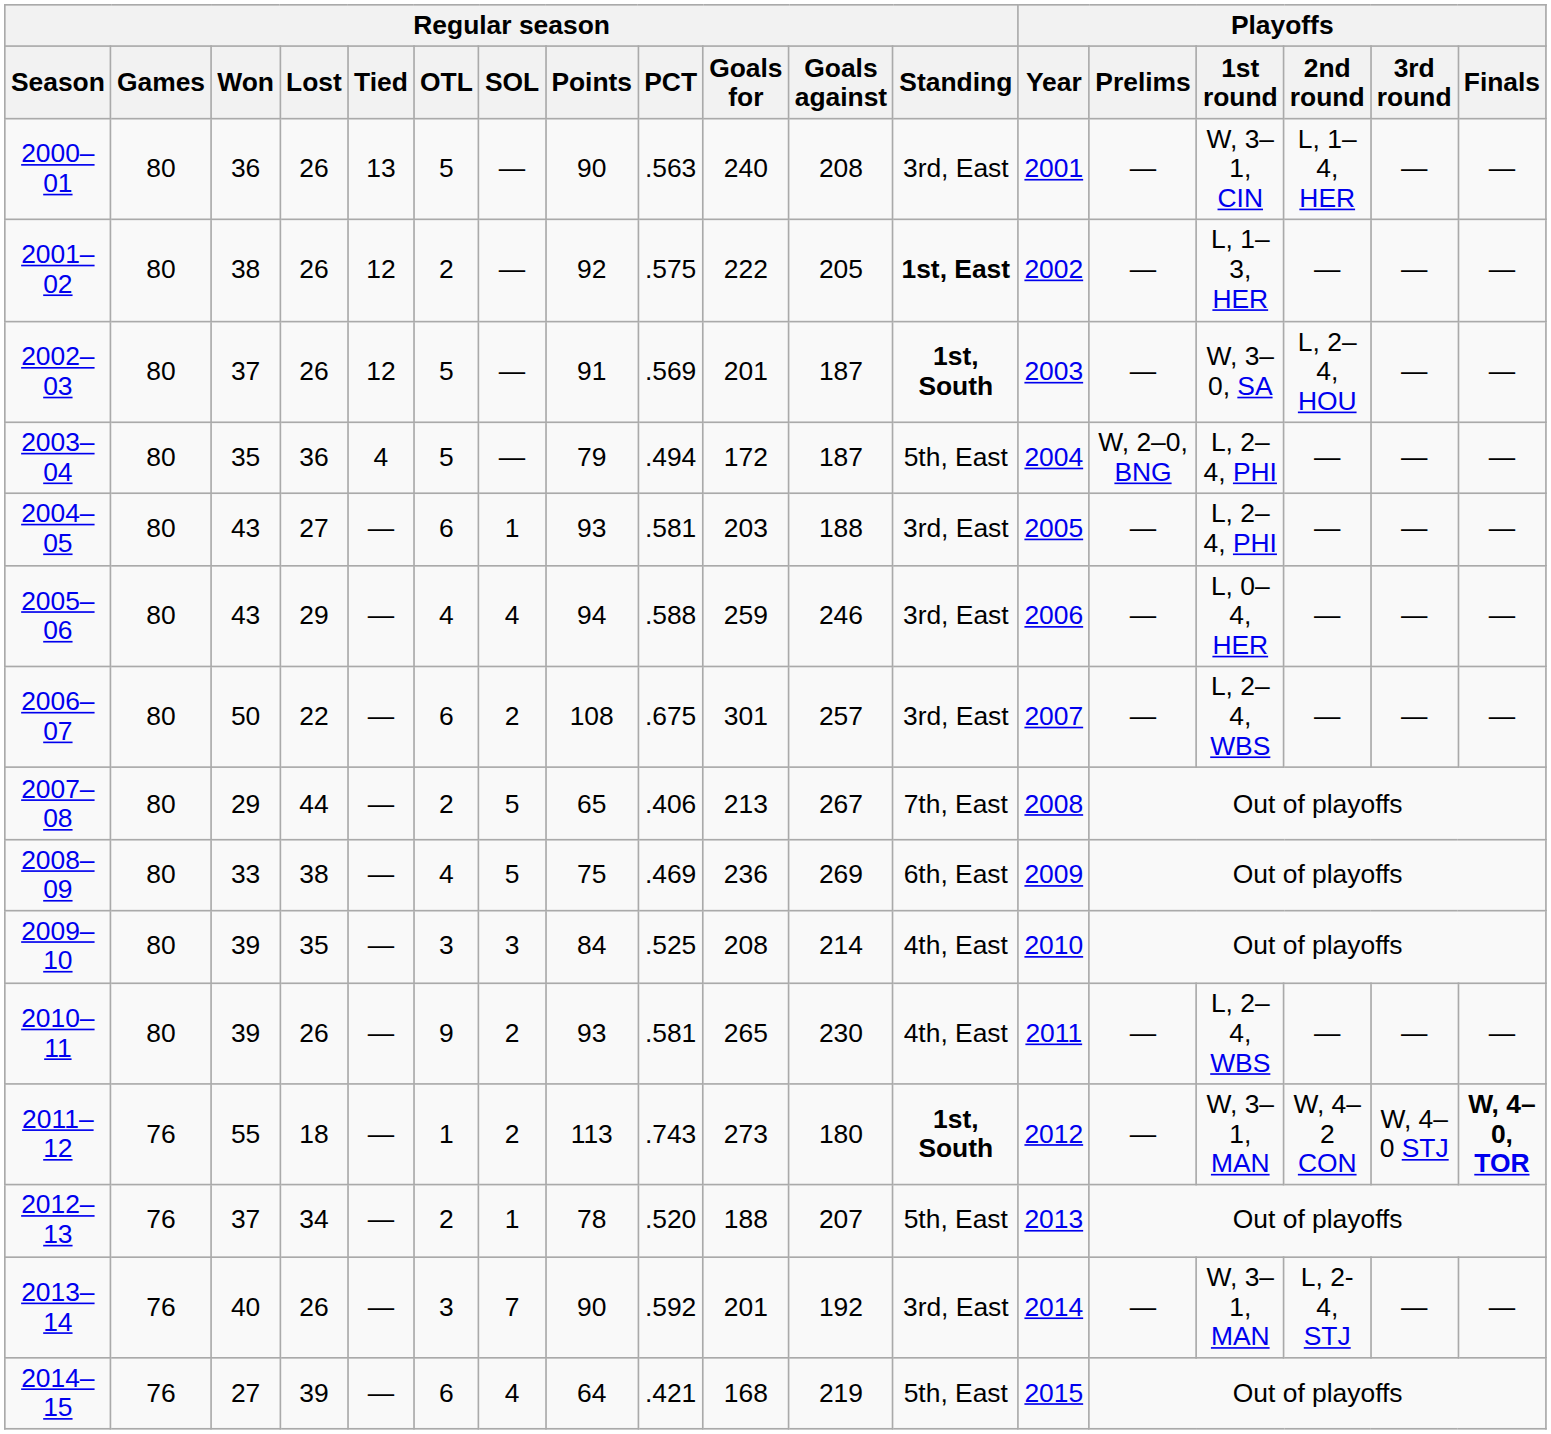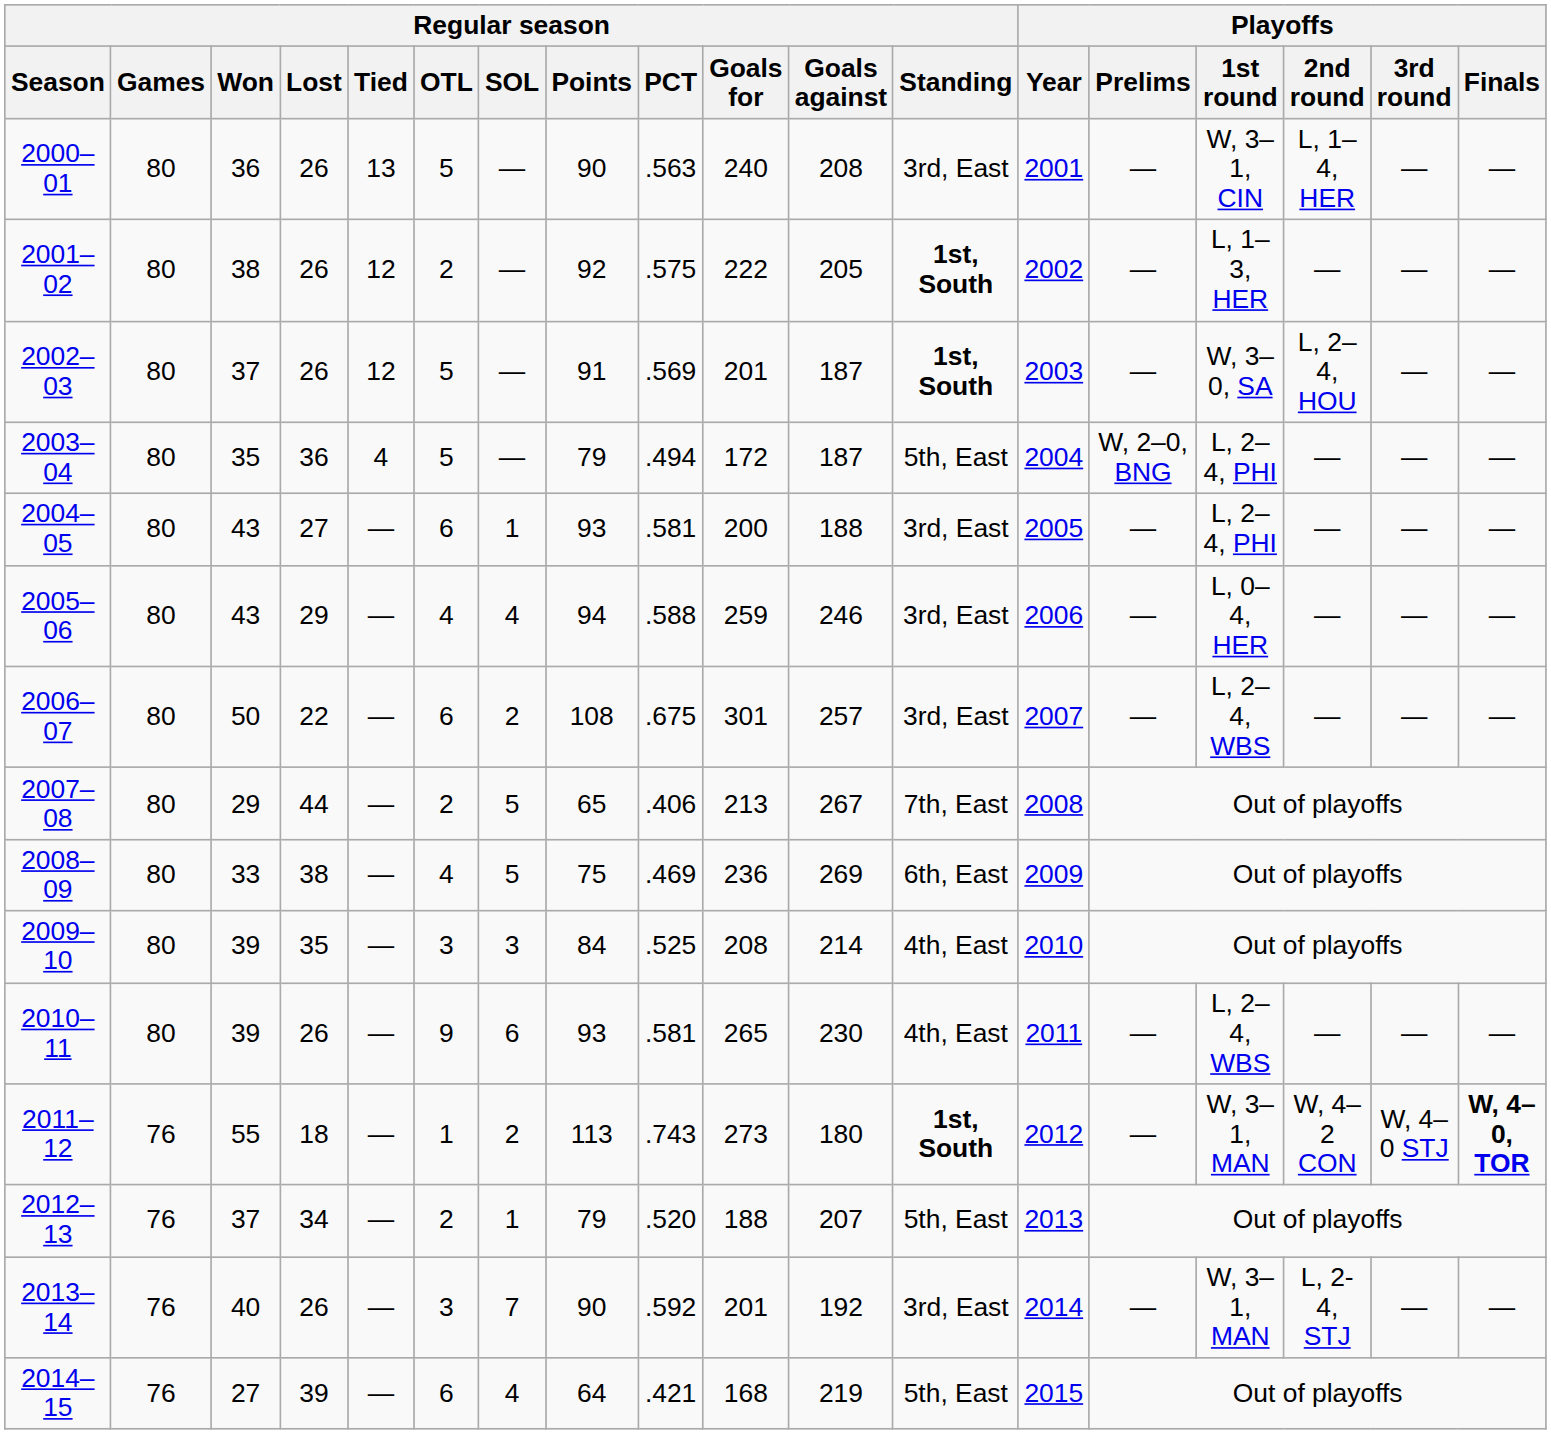(956, 269) 1st, East -> (956, 269) 1st, South
(746, 529) 203 -> (746, 529) 200
(512, 1032) 2 -> (512, 1032) 6
(592, 1220) 78 -> (592, 1220) 79
